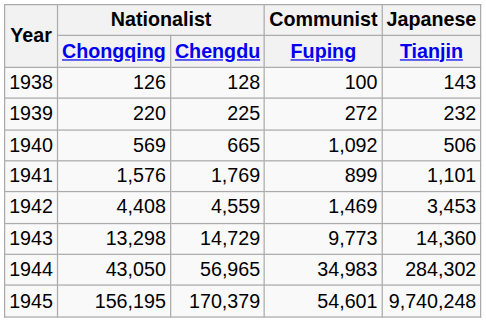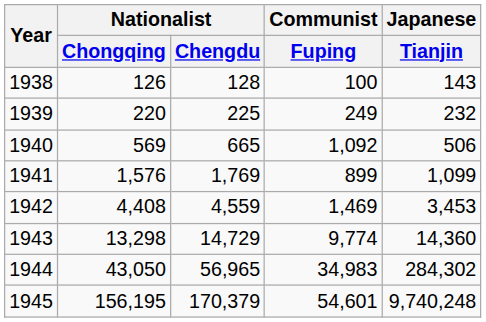(361, 113) 272 -> (361, 113) 249
(452, 176) 1,101 -> (452, 176) 1,099
(353, 238) 9,773 -> (353, 238) 9,774
